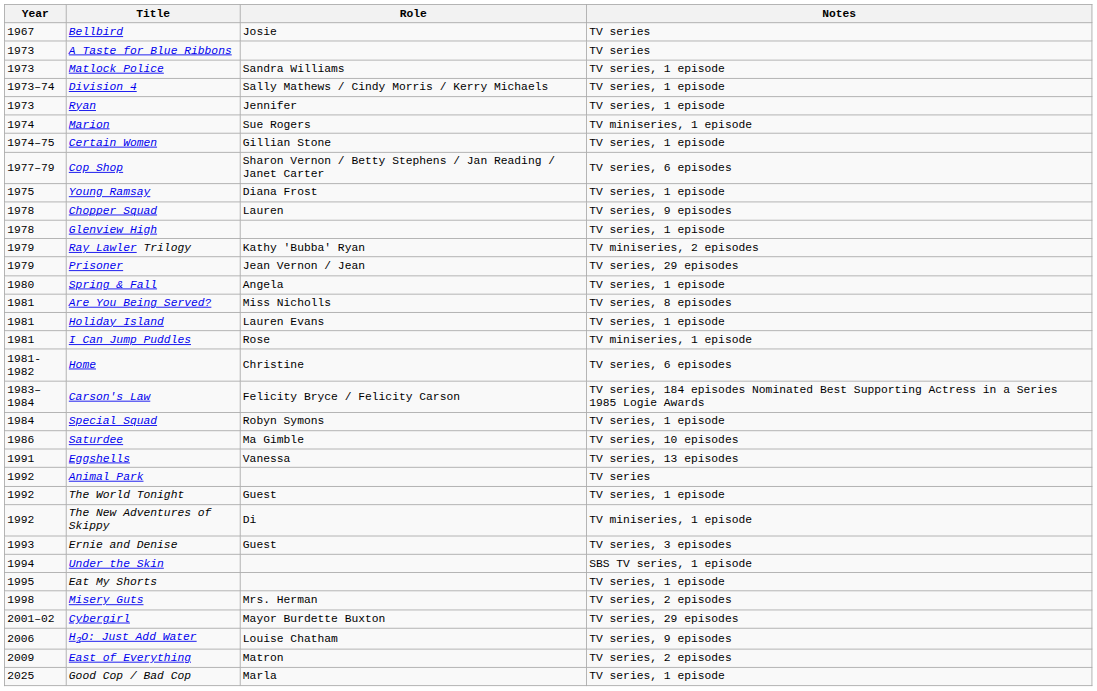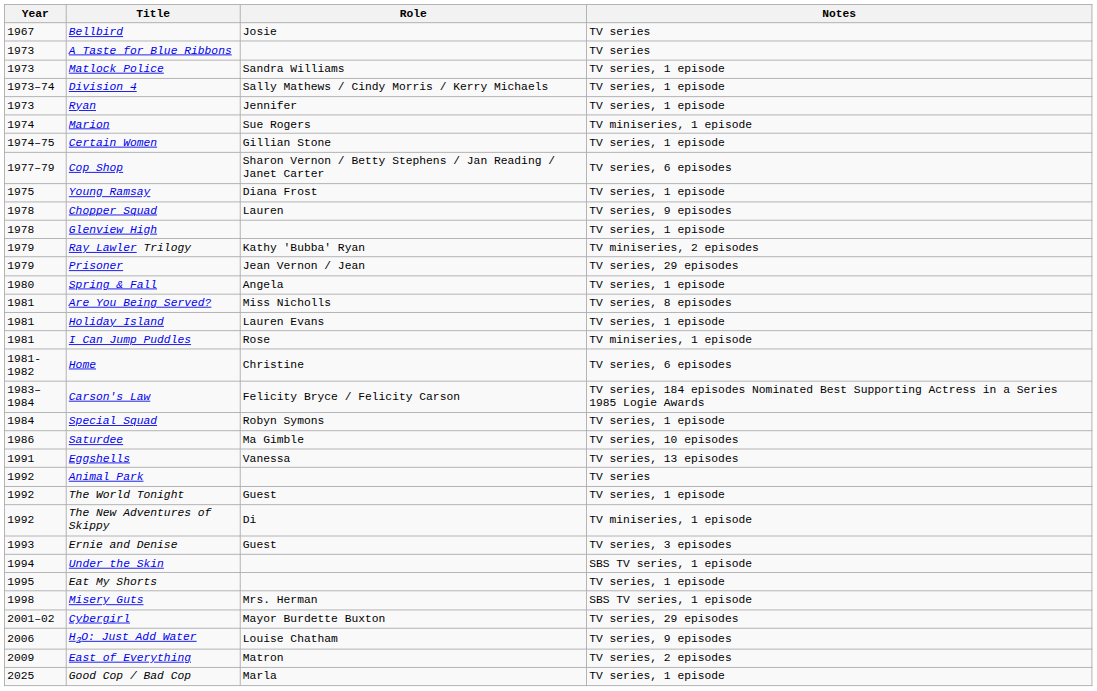(660, 600) TV series, 2 episodes -> (671, 600) SBS TV series, 1 episode
